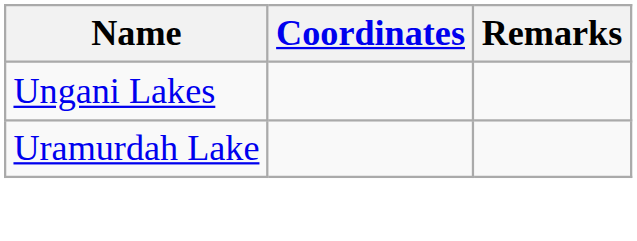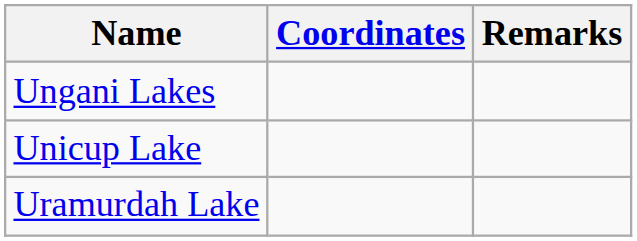+ row: (107, 147)
